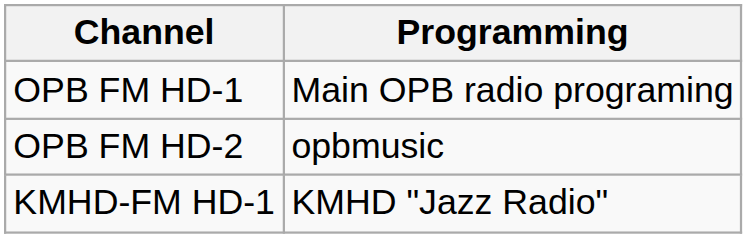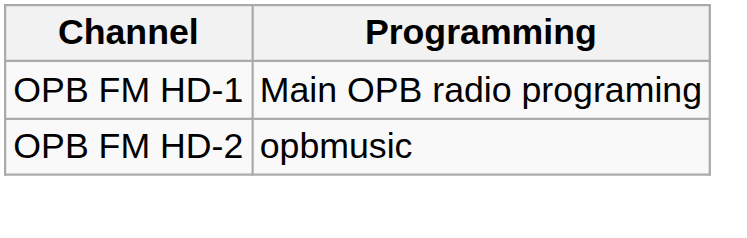- row: (144, 202)
